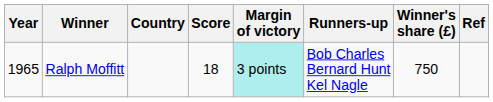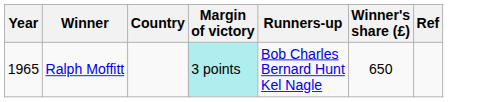- column: (211, 23)
(426, 69) 750 -> (381, 69) 650
